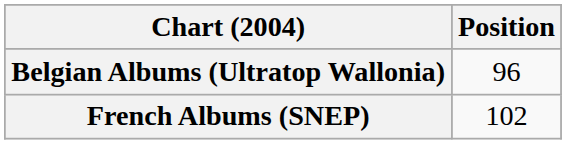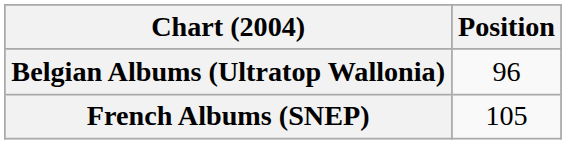(507, 116) 102 -> (507, 116) 105
